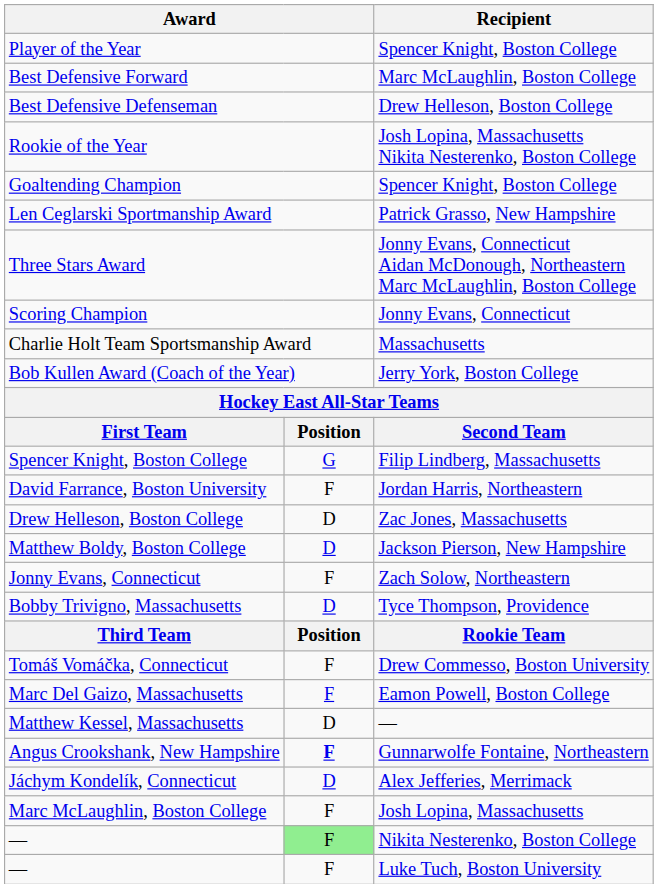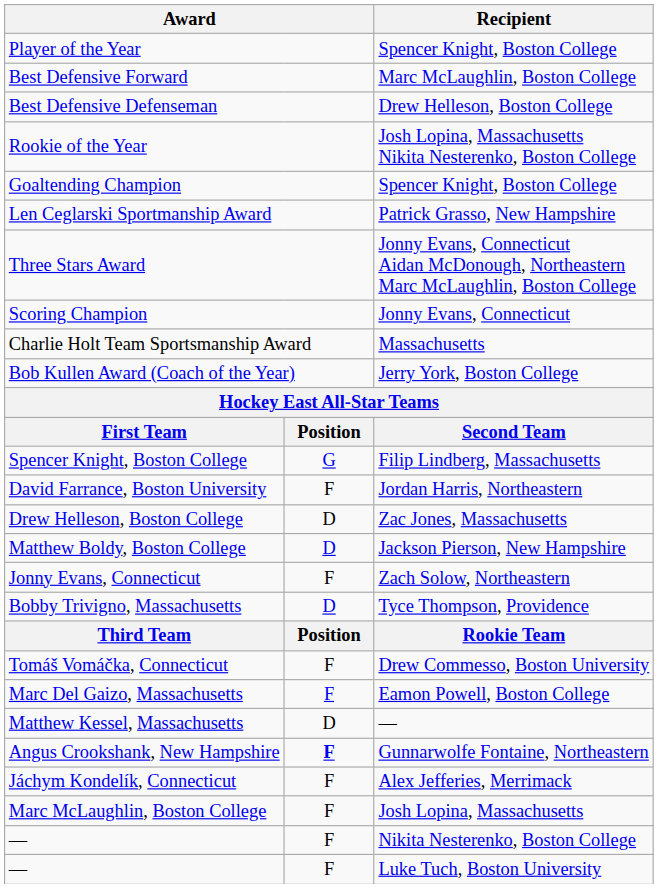(329, 781) D -> (329, 781) F
(329, 839) lightgreen background -> (329, 839) no background
